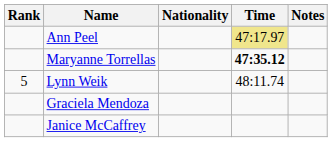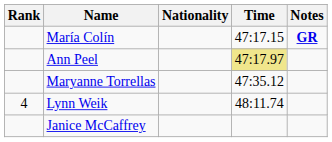+ row: (80, 37)
(260, 59) bold -> (259, 81) normal
(24, 81) 5 -> (24, 103) 4
- row: (98, 103)
